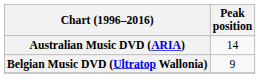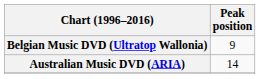rows swapped: (107, 45) <-> (107, 63)
